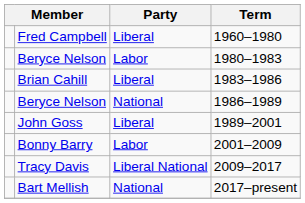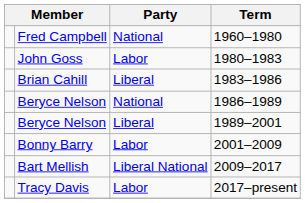(133, 36) Liberal -> (138, 36) National
(62, 58) Beryce Nelson -> (50, 58) John Goss
(50, 123) John Goss -> (62, 123) Beryce Nelson
(53, 166) Tracy Davis -> (53, 166) Bart Mellish
(53, 187) Bart Mellish -> (53, 187) Tracy Davis
(138, 187) National -> (130, 187) Labor
